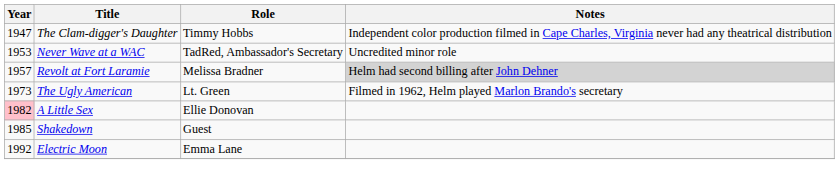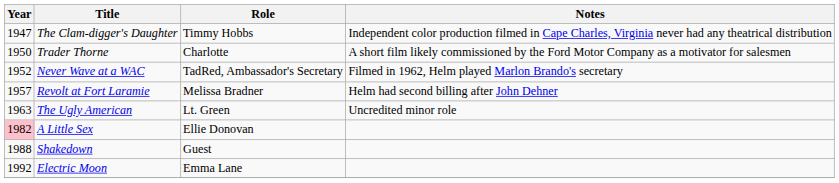+ row: (73, 52)
(19, 52) 1953 -> (19, 71) 1952
(402, 52) Uncredited minor role -> (486, 71) Filmed in 1962, Helm played Marlon Brando's secretary
(453, 71) lightgrey background -> (453, 91) no background
(19, 91) 1973 -> (19, 110) 1963
(486, 91) Filmed in 1962, Helm played Marlon Brando's secretary -> (402, 110) Uncredited minor role
(19, 129) 1985 -> (19, 149) 1988
